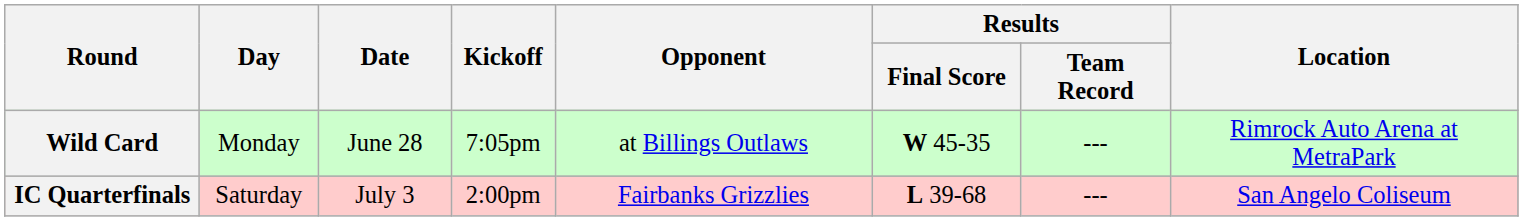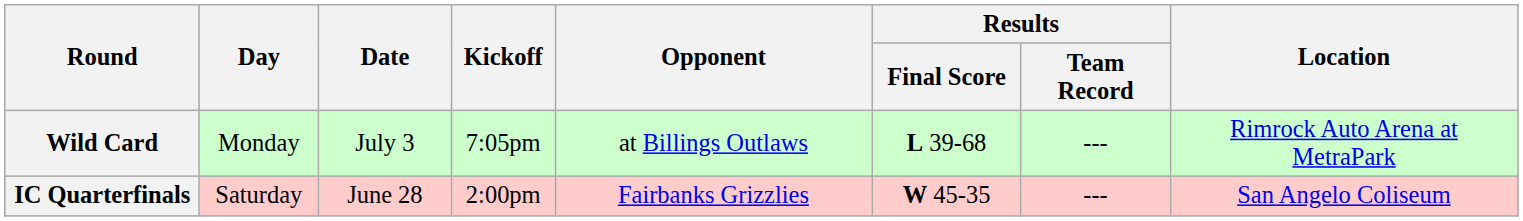(385, 142) June 28 -> (385, 142) July 3
(947, 142) W 45-35 -> (947, 142) L 39-68
(385, 195) July 3 -> (385, 195) June 28
(947, 195) L 39-68 -> (947, 195) W 45-35
